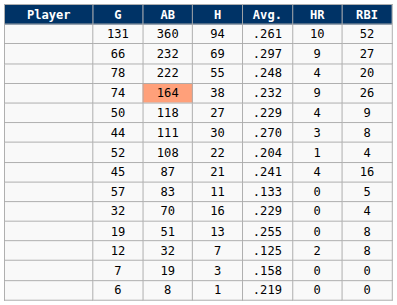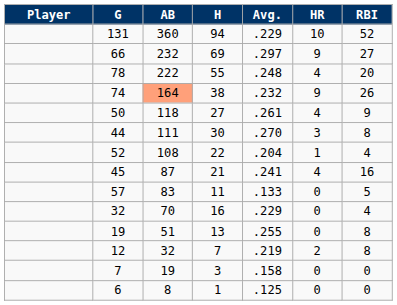(267, 34) .261 -> (267, 34) .229
(267, 113) .229 -> (267, 113) .261
(267, 251) .125 -> (267, 251) .219
(267, 290) .219 -> (267, 290) .125
